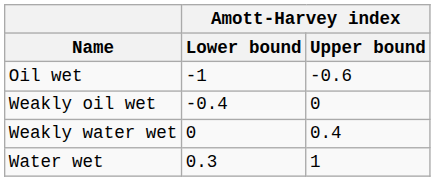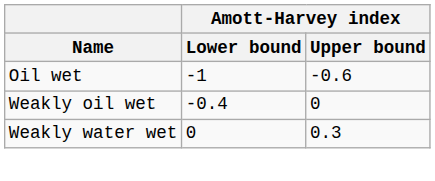(326, 133) 0.4 -> (326, 133) 0.3
- row: (56, 162)
